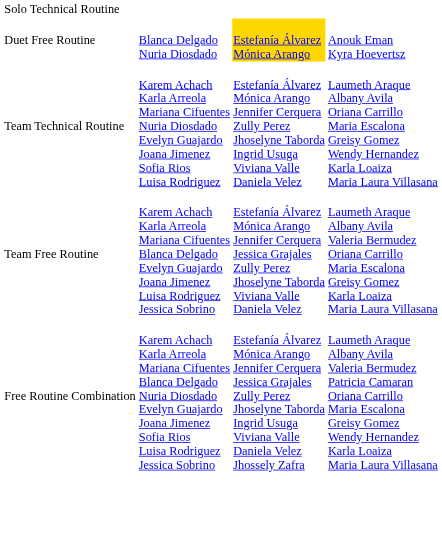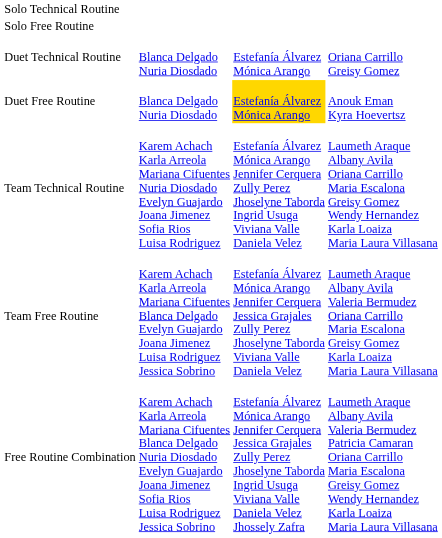+ row: (49, 26)
+ row: (63, 57)
